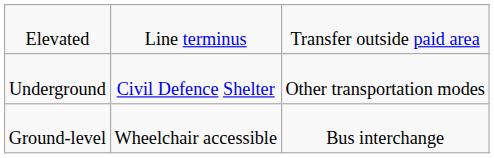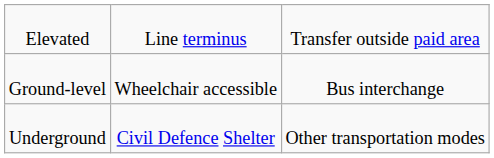rows swapped: (57, 138) <-> (57, 88)
